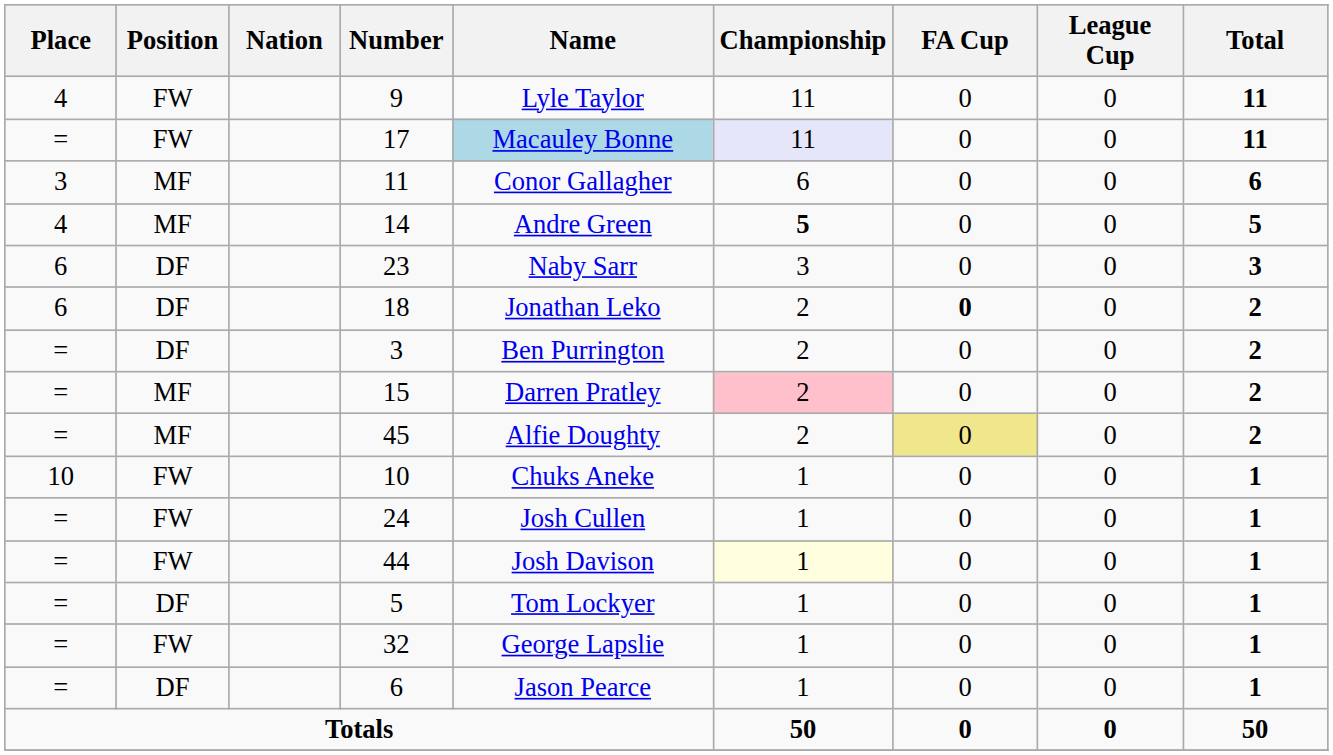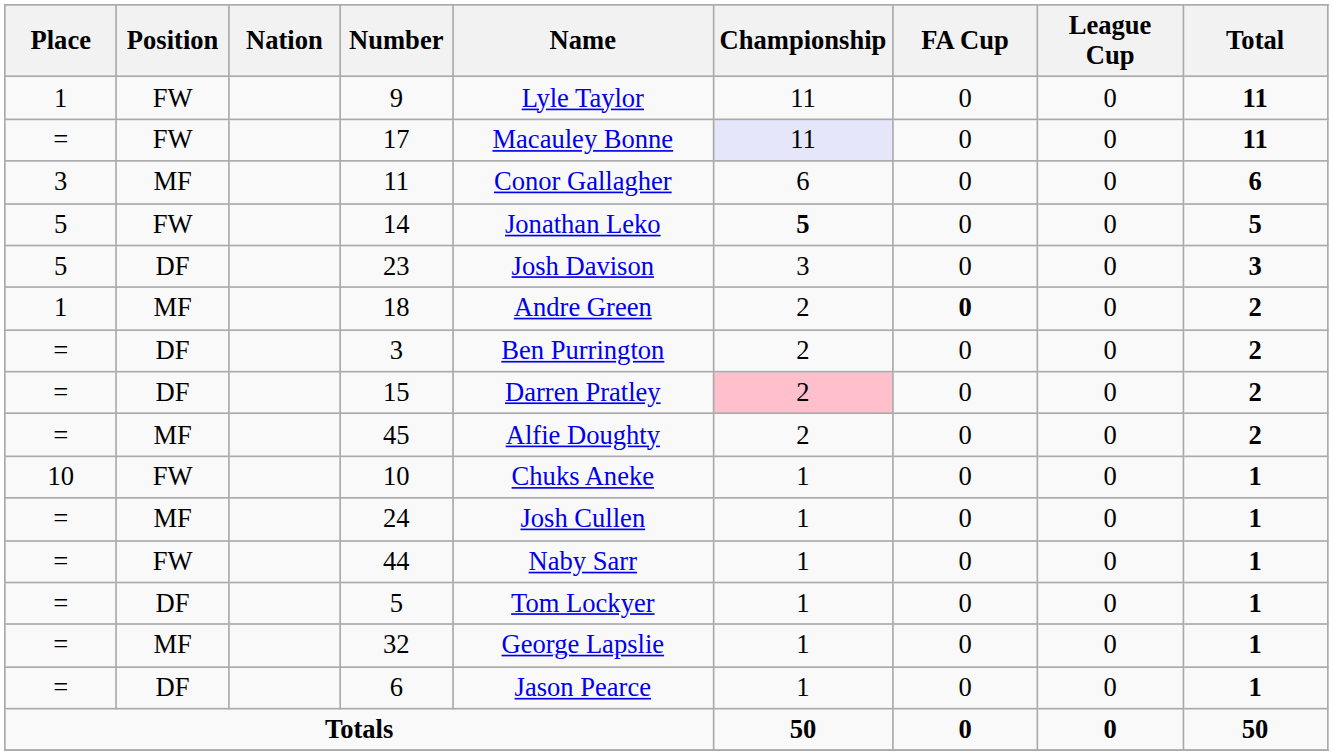(61, 97) 4 -> (61, 97) 1
(583, 139) lightblue background -> (583, 139) no background
(61, 223) 4 -> (61, 223) 5
(173, 223) MF -> (173, 223) FW
(583, 223) Andre Green -> (583, 223) Jonathan Leko
(61, 266) 6 -> (61, 266) 5
(583, 266) Naby Sarr -> (583, 266) Josh Davison
(61, 308) 6 -> (61, 308) 1
(173, 308) DF -> (173, 308) MF
(583, 308) Jonathan Leko -> (583, 308) Andre Green
(173, 392) MF -> (173, 392) DF
(965, 434) khaki background -> (965, 434) no background
(173, 518) FW -> (173, 518) MF
(583, 560) Josh Davison -> (583, 560) Naby Sarr
(803, 560) lightyellow background -> (803, 560) no background
(173, 645) FW -> (173, 645) MF
